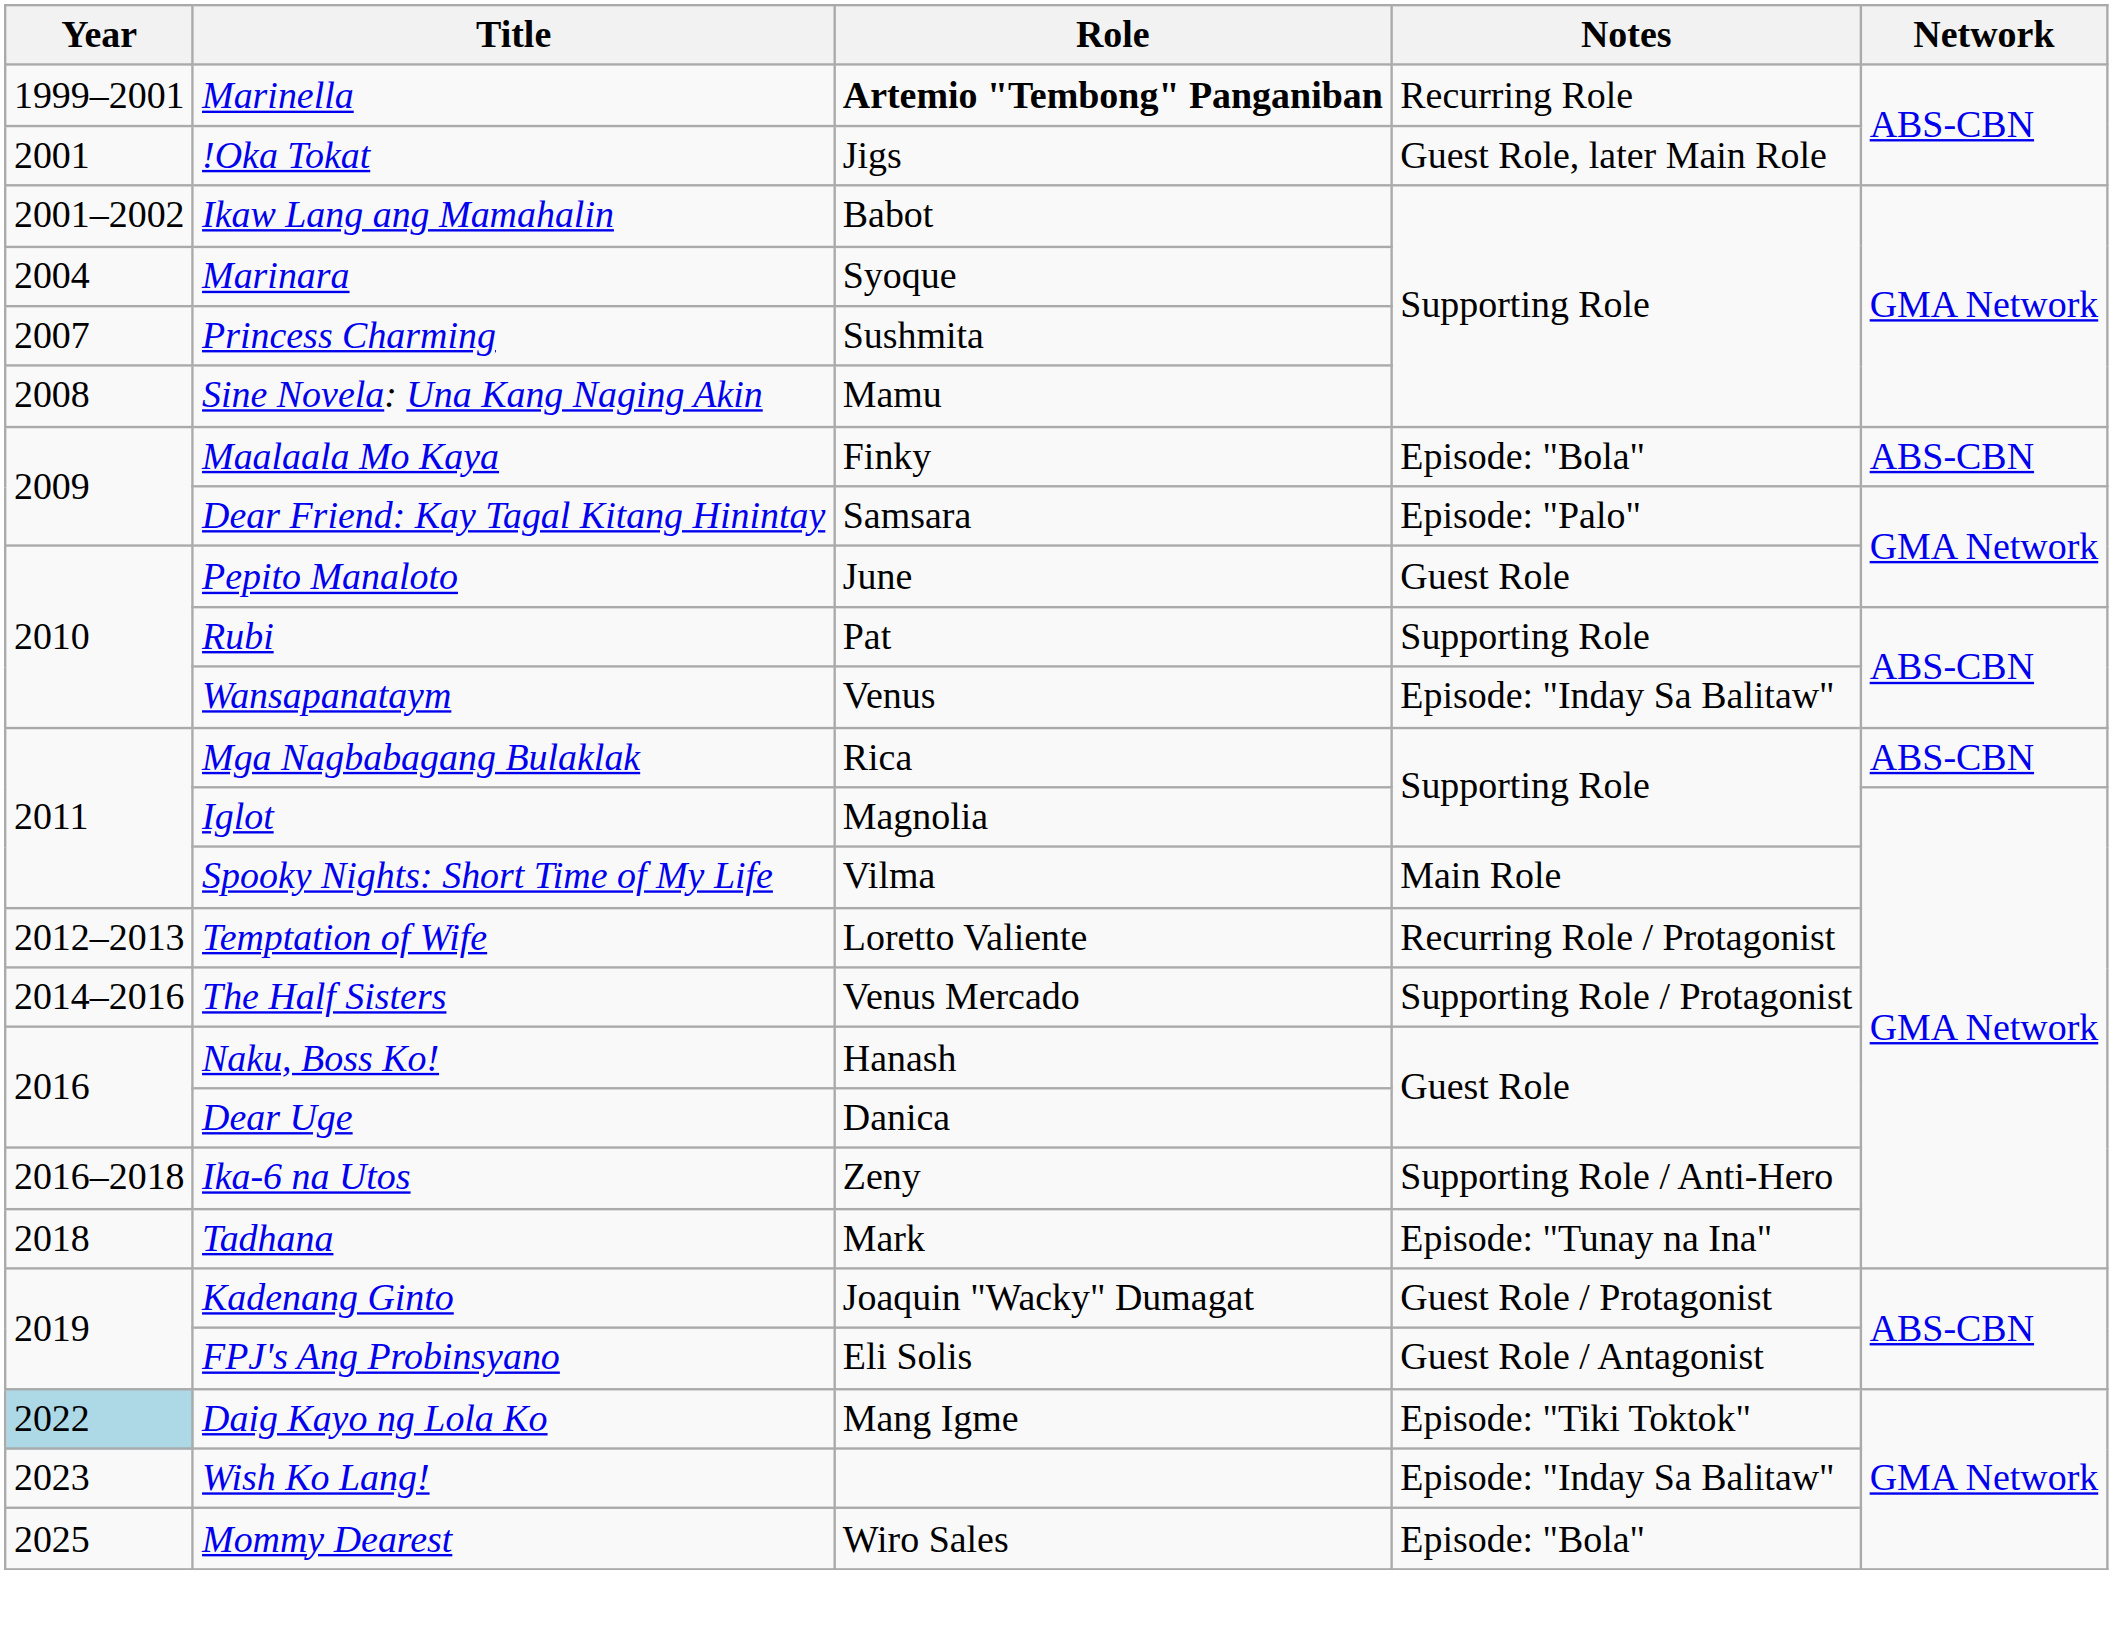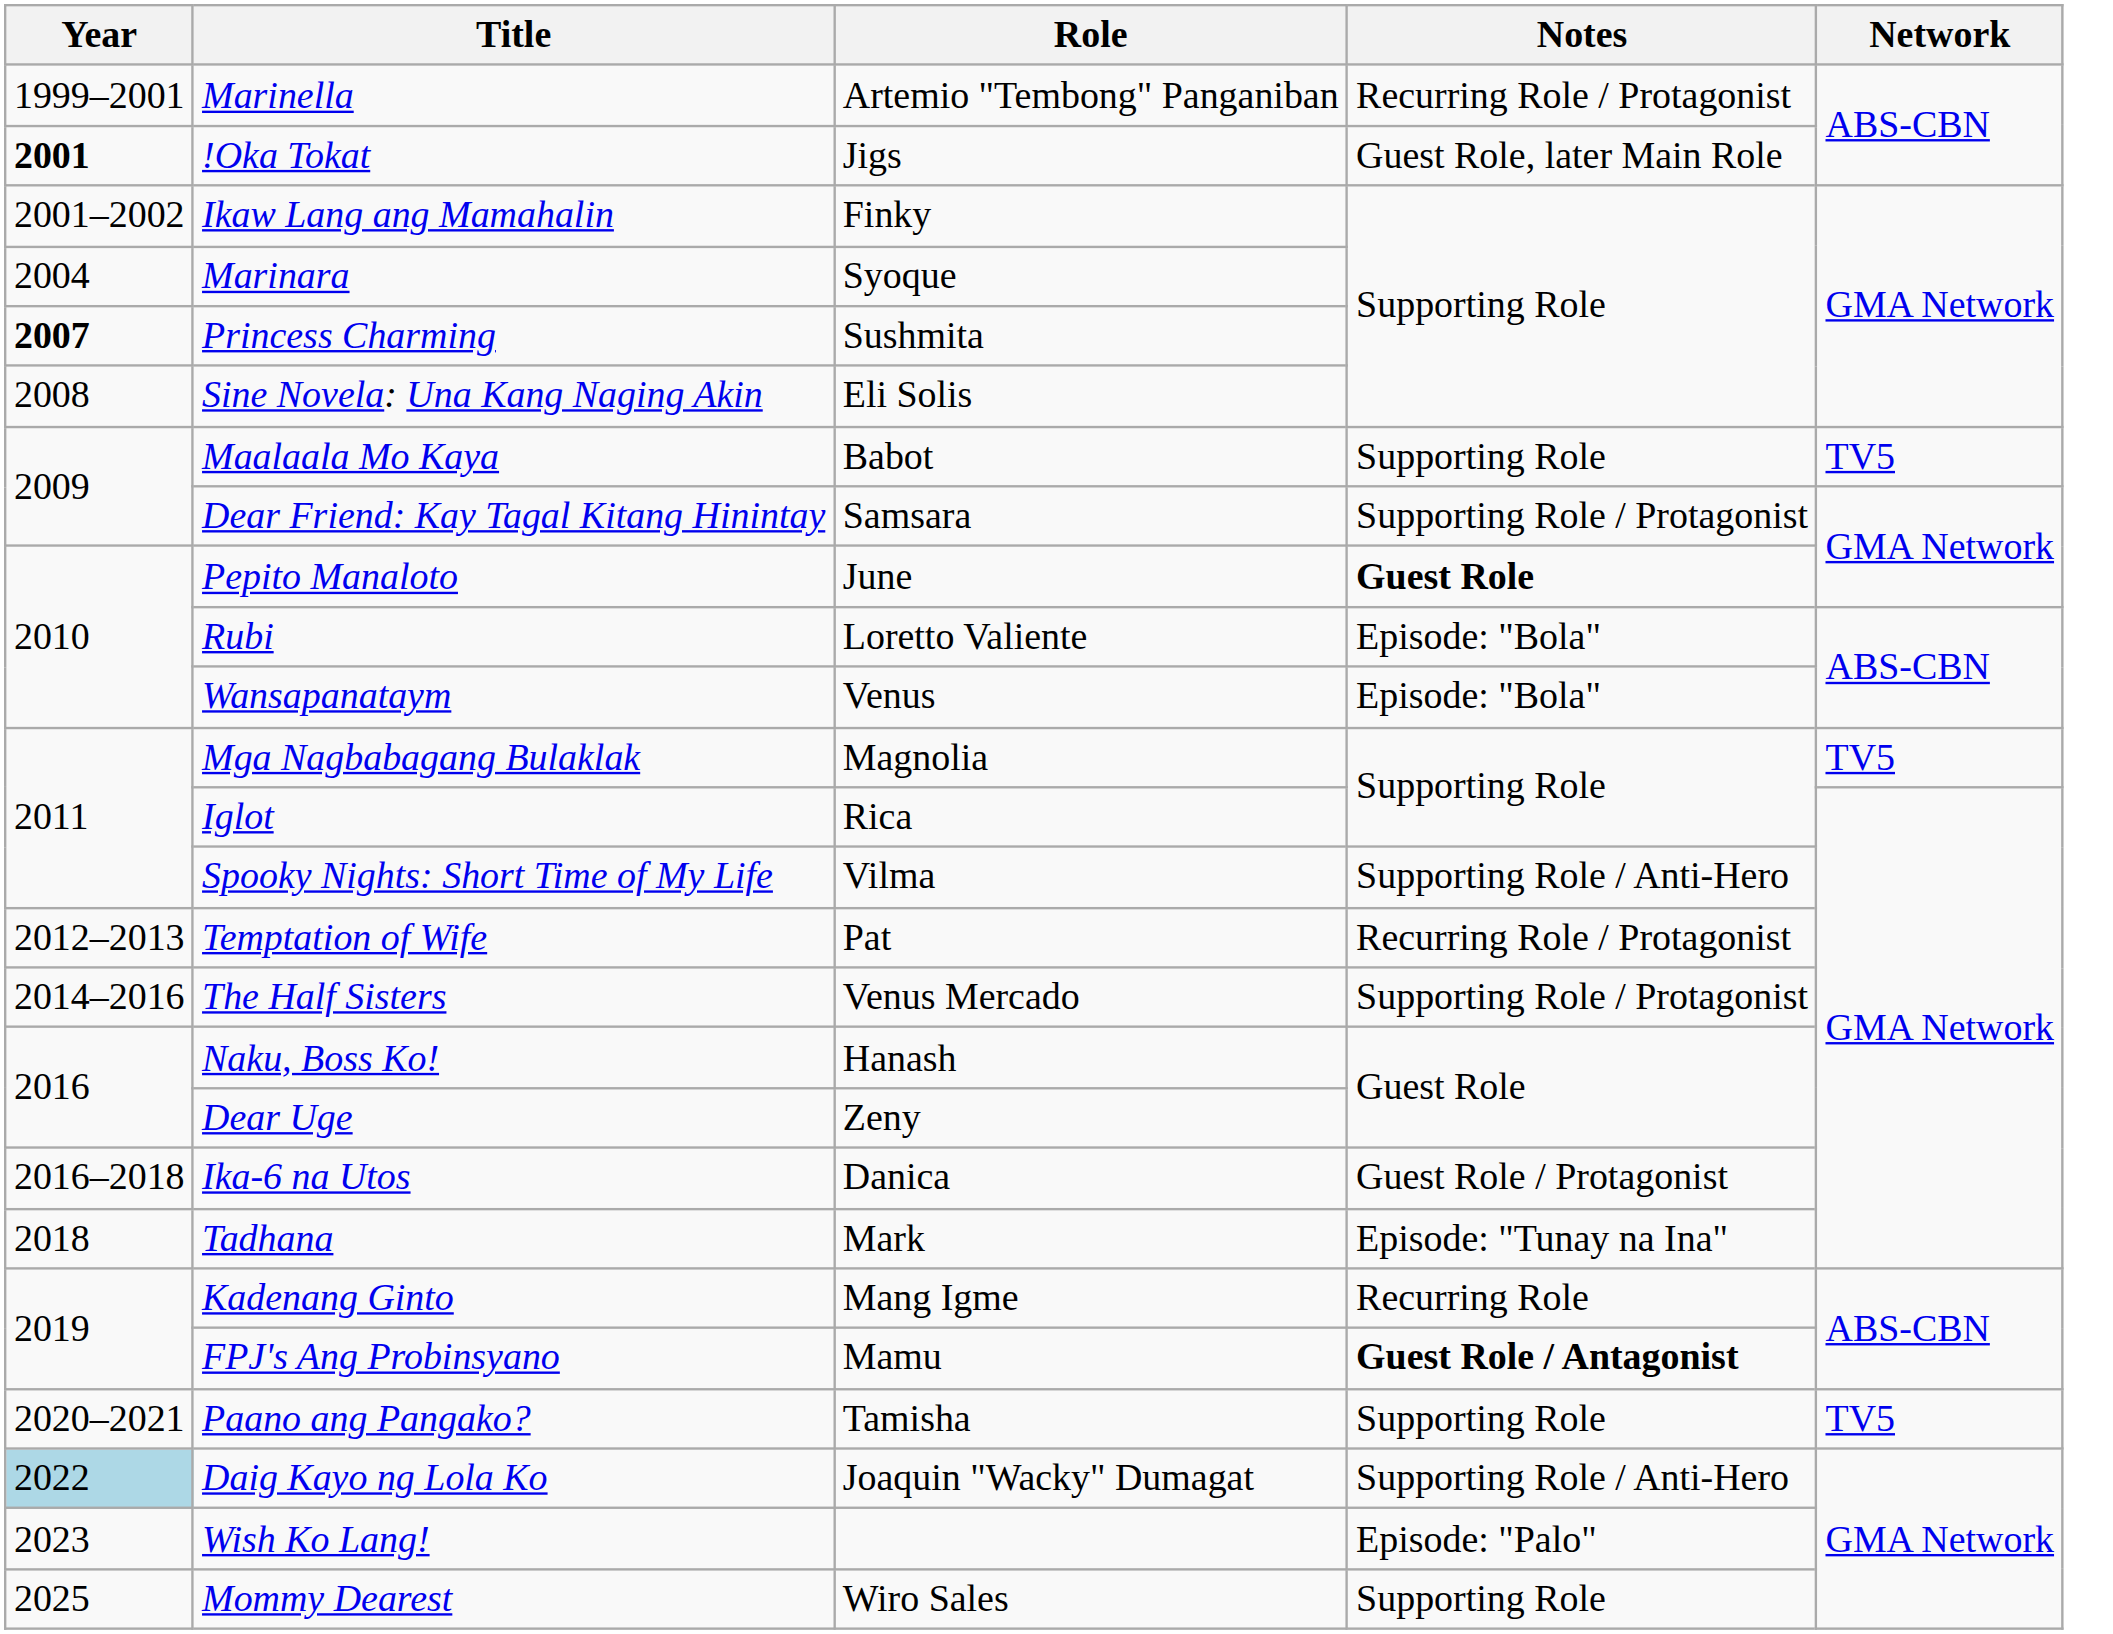(1113, 94) bold -> (1091, 94) normal
(1517, 94) Recurring Role -> (1574, 94) Recurring Role / Protagonist
(52, 154) normal -> (52, 154) bold
(888, 214) Babot -> (887, 214) Finky
(52, 335) normal -> (52, 335) bold
(892, 395) Mamu -> (908, 395) Eli Solis
(887, 455) Finky -> (888, 455) Babot
(1523, 455) Episode: "Bola" -> (1481, 455) Supporting Role
(1952, 455) ABS-CBN -> (1860, 455) TV5
(1521, 515) Episode: "Palo" -> (1582, 515) Supporting Role / Protagonist
(1485, 575) normal -> (1445, 575) bold
(867, 635) Pat -> (965, 635) Loretto Valiente
(1525, 635) Supporting Role -> (1479, 635) Episode: "Bola"
(1617, 696) Episode: "Inday Sa Balitaw" -> (1479, 696) Episode: "Bola"
(878, 756) Rica -> (915, 756) Magnolia
(1952, 756) ABS-CBN -> (1860, 756) TV5
(915, 816) Magnolia -> (878, 816) Rica
(1481, 876) Main Role -> (1573, 876) Supporting Role / Anti-Hero
(965, 936) Loretto Valiente -> (867, 936) Pat
(896, 1117) Danica -> (882, 1117) Zeny
(882, 1177) Zeny -> (896, 1177) Danica
(1617, 1177) Supporting Role / Anti-Hero -> (1542, 1177) Guest Role / Protagonist
(1048, 1297) Joaquin "Wacky" Dumagat -> (931, 1297) Mang Igme
(1586, 1297) Guest Role / Protagonist -> (1472, 1297) Recurring Role
(908, 1357) Eli Solis -> (892, 1357) Mamu
(1582, 1357) normal -> (1547, 1357) bold
+ row: (366, 1417)
(931, 1417) Mang Igme -> (1048, 1477) Joaquin "Wacky" Dumagat
(1576, 1417) Episode: "Tiki Toktok" -> (1573, 1477) Supporting Role / Anti-Hero
(1617, 1477) Episode: "Inday Sa Balitaw" -> (1476, 1538) Episode: "Palo"
(1523, 1538) Episode: "Bola" -> (1481, 1598) Supporting Role
